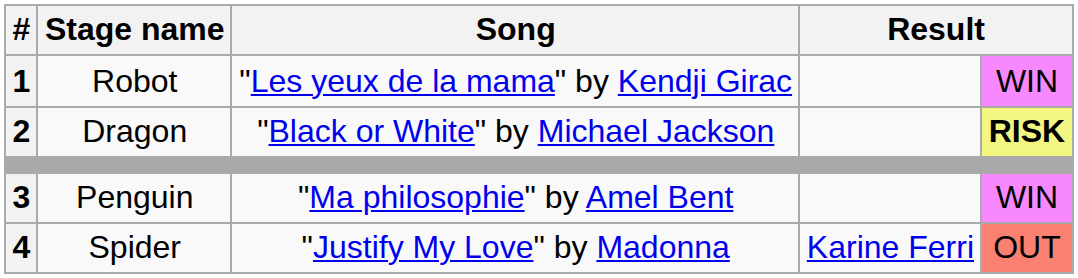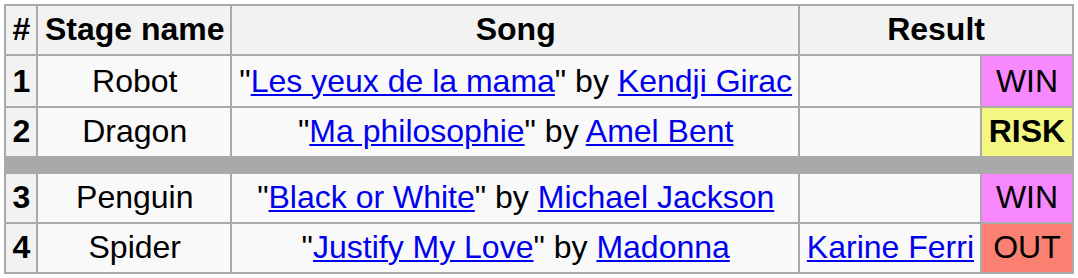(516, 131) "Black or White" by Michael Jackson -> (516, 131) "Ma philosophie" by Amel Bent
(516, 196) "Ma philosophie" by Amel Bent -> (516, 196) "Black or White" by Michael Jackson
